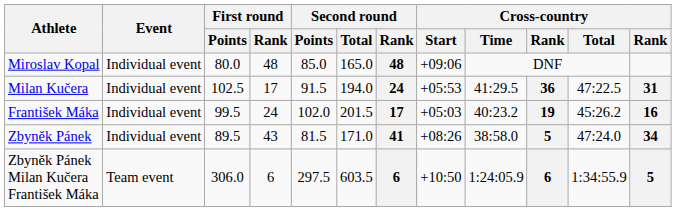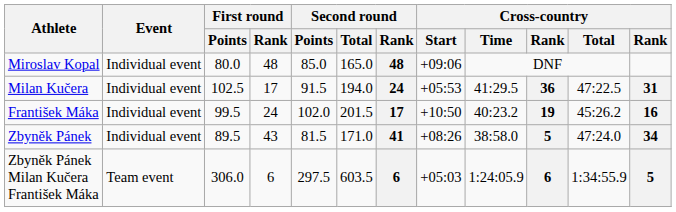(441, 112) +05:03 -> (441, 112) +10:50
(441, 177) +10:50 -> (441, 177) +05:03
